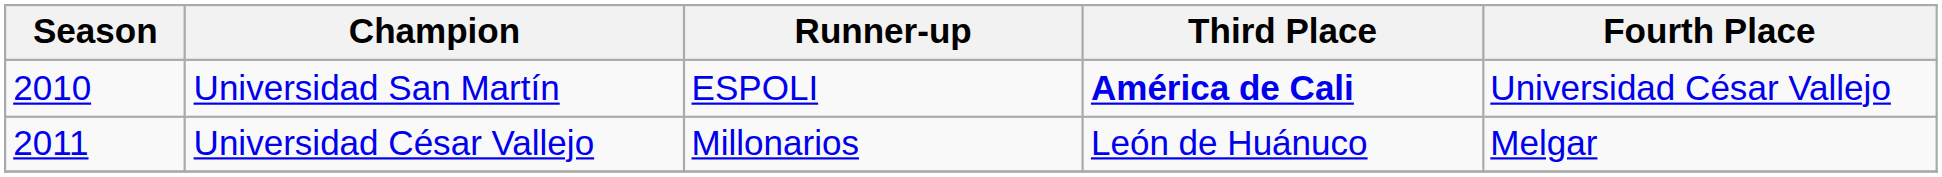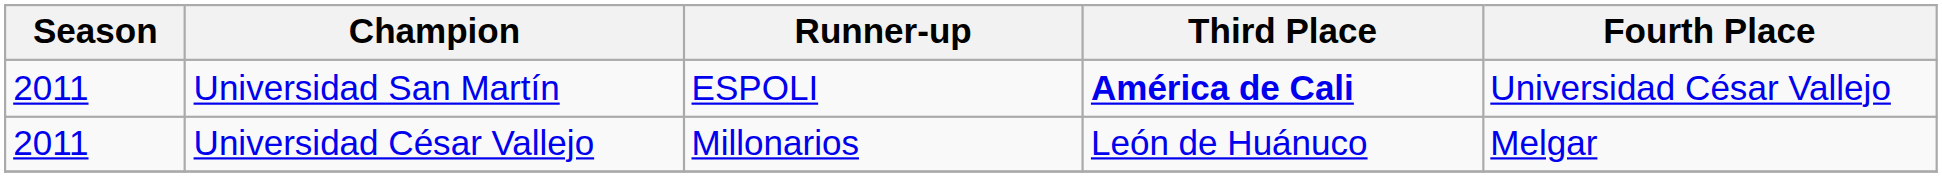(52, 87) 2010 -> (51, 87) 2011
